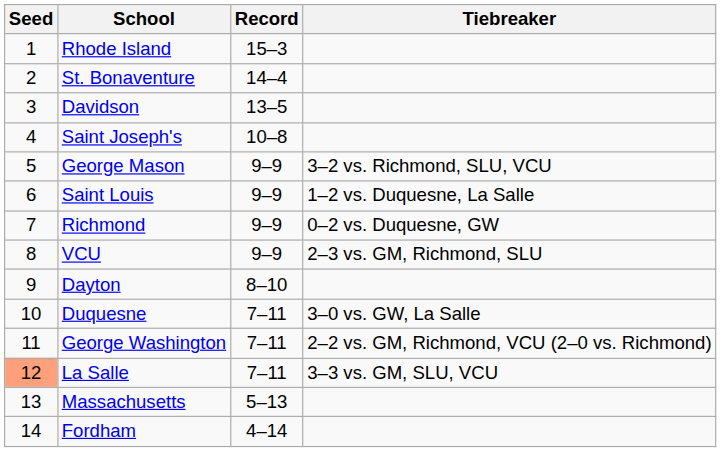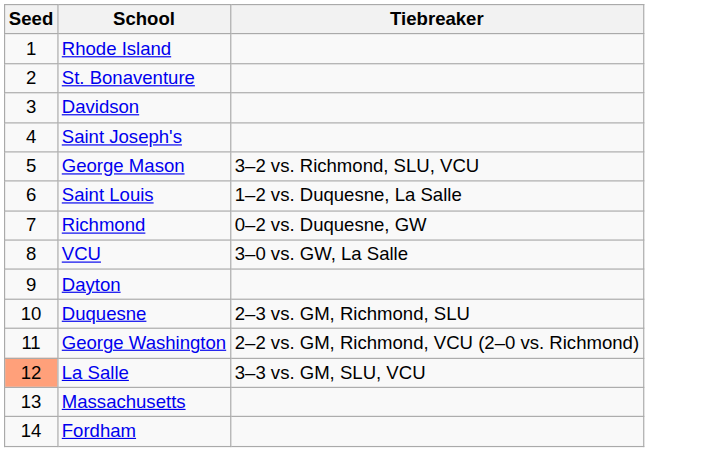- column: (267, 19)
(425, 254) 2–3 vs. GM, Richmond, SLU -> (321, 254) 3–0 vs. GW, La Salle
(394, 313) 3–0 vs. GW, La Salle -> (352, 313) 2–3 vs. GM, Richmond, SLU
